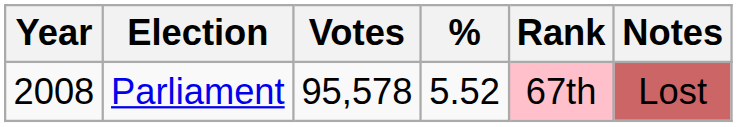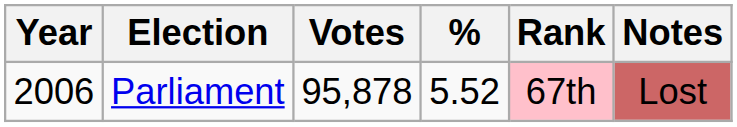(54, 90) 2008 -> (54, 90) 2006
(357, 90) 95,578 -> (357, 90) 95,878
